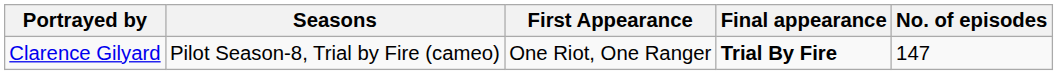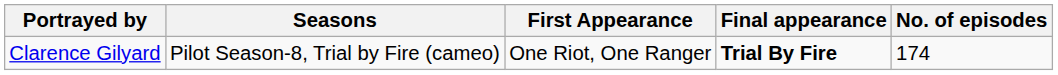(913, 52) 147 -> (913, 52) 174
